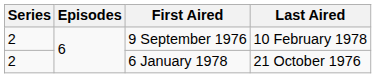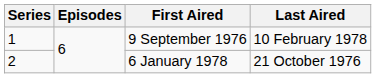(12, 38) 2 -> (12, 38) 1
